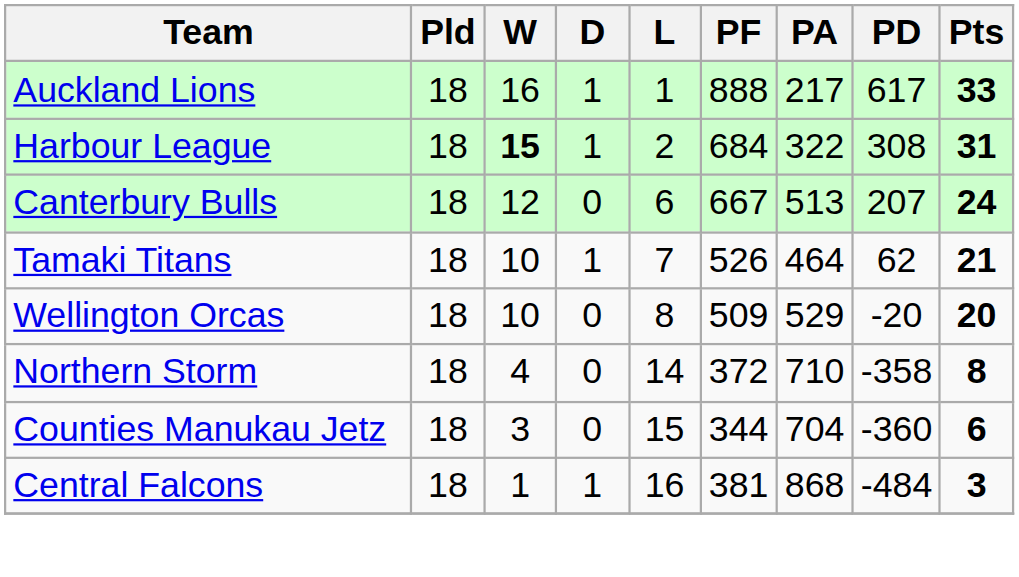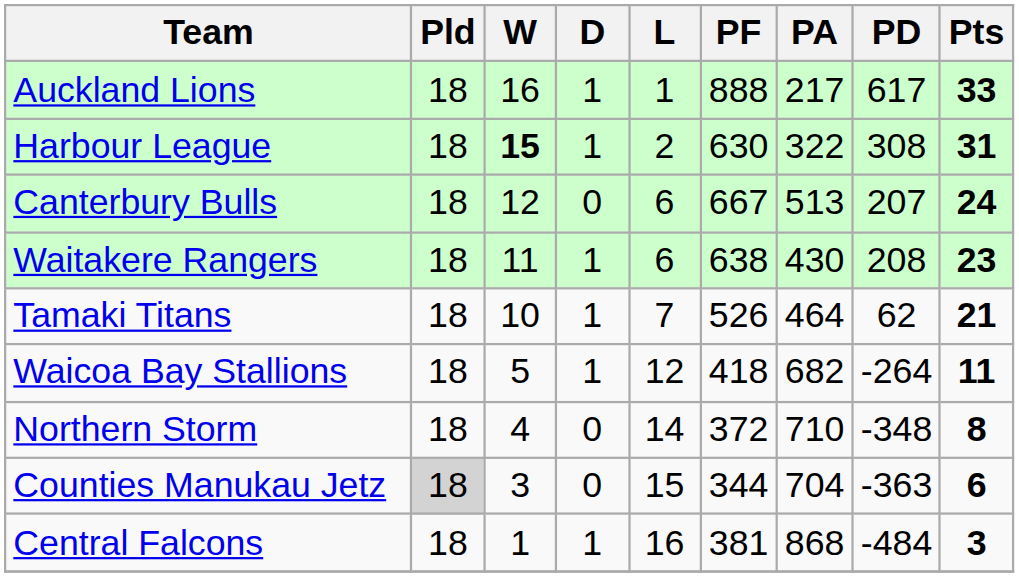(739, 145) 684 -> (739, 145) 630
+ row: (165, 259)
- row: (149, 315)
+ row: (180, 372)
(897, 372) -358 -> (897, 428) -348
(448, 428) no background -> (448, 485) lightgrey background
(897, 428) -360 -> (897, 485) -363
